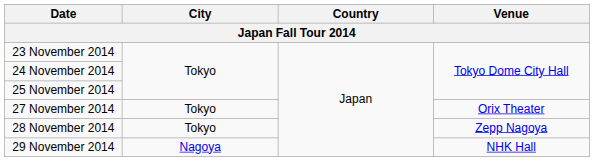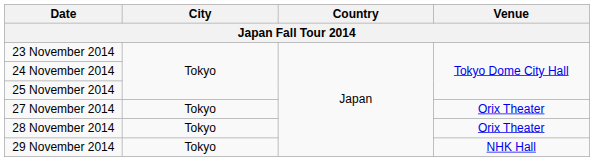(511, 128) Zepp Nagoya -> (511, 128) Orix Theater
(200, 147) Nagoya -> (200, 147) Tokyo
